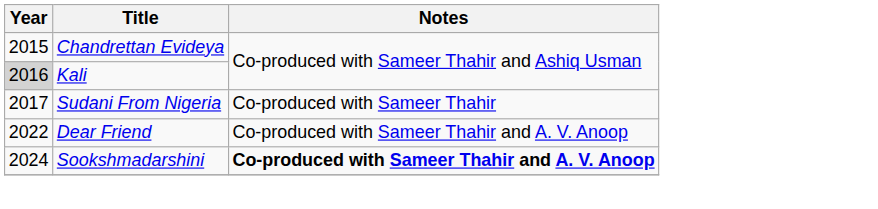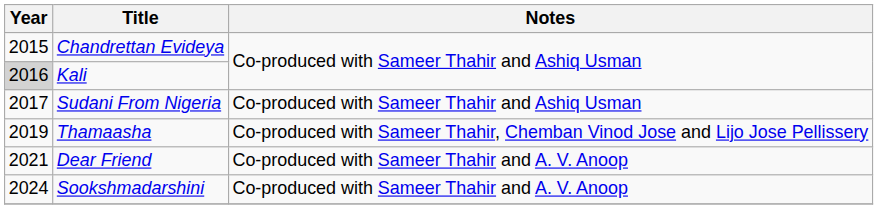(364, 103) Co-produced with Sameer Thahir -> (437, 103) Co-produced with Sameer Thahir and Ashiq Usman
+ row: (104, 132)
(29, 132) 2022 -> (29, 160) 2021
(444, 160) bold -> (430, 189) normal
